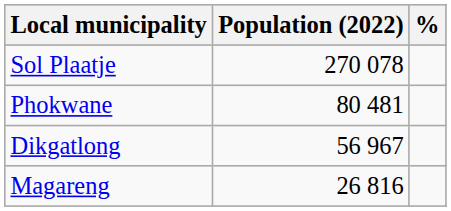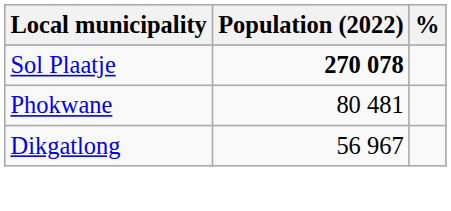(364, 65) normal -> (364, 65) bold
- row: (60, 186)
